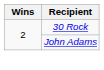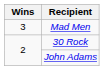+ row: (70, 27)
